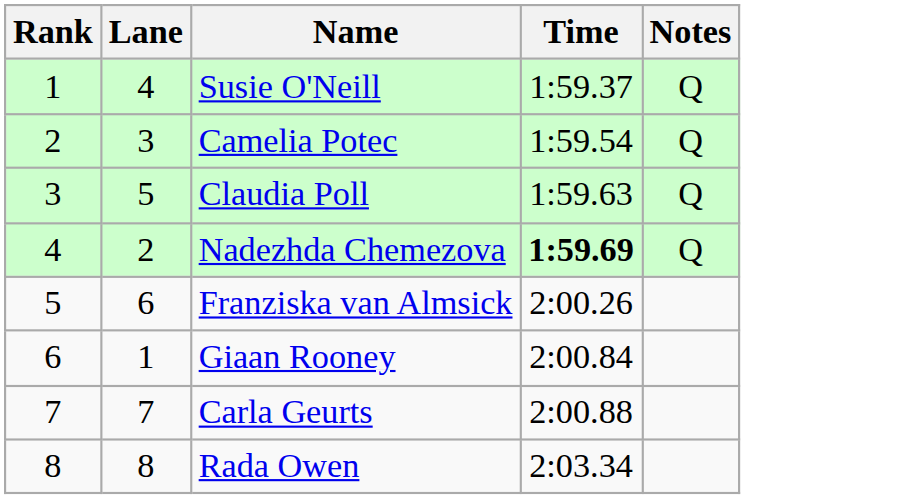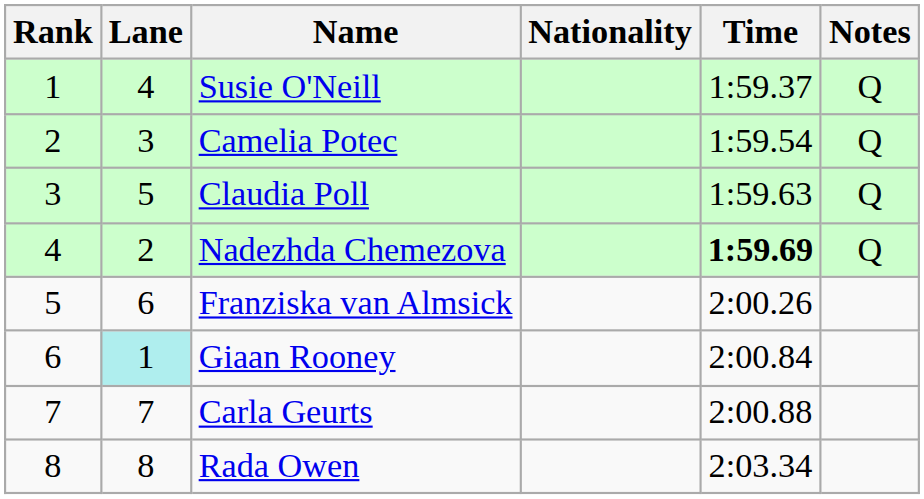+ column: (610, 31)
(146, 357) no background -> (146, 357) paleturquoise background
